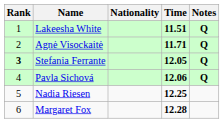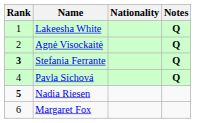- column: (175, 12)
(19, 93) normal -> (19, 93) bold
